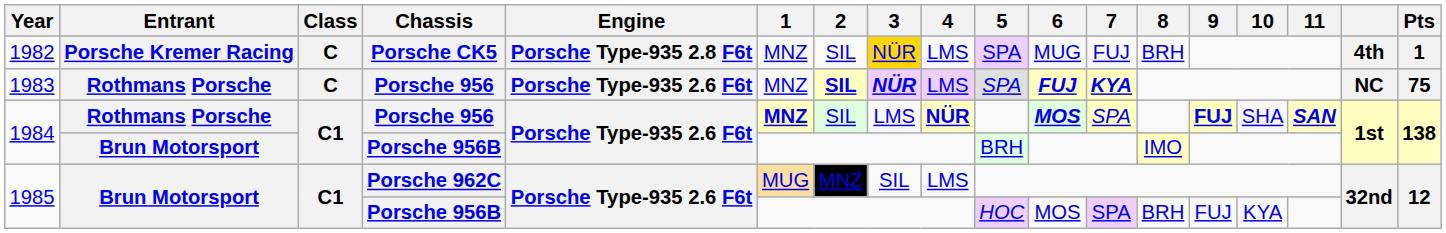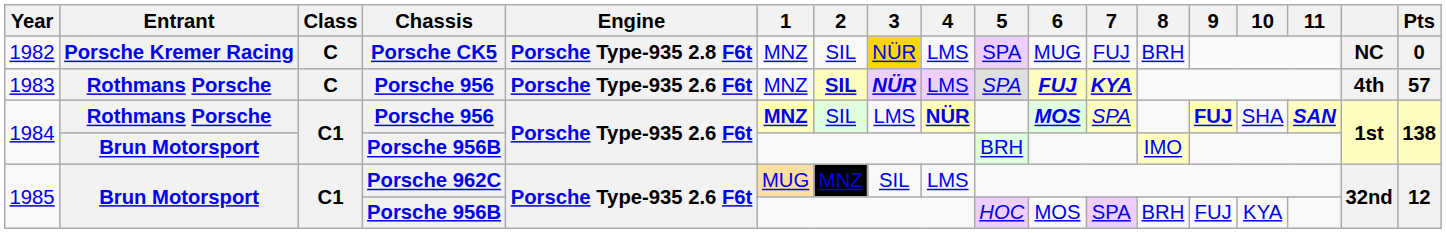(1369, 52) 4th -> (1369, 52) NC
(1419, 52) 1 -> (1419, 52) 0
(1369, 84) NC -> (1369, 84) 4th
(1419, 84) 75 -> (1419, 84) 57
